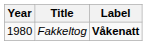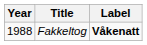(20, 31) 1980 -> (20, 31) 1988
